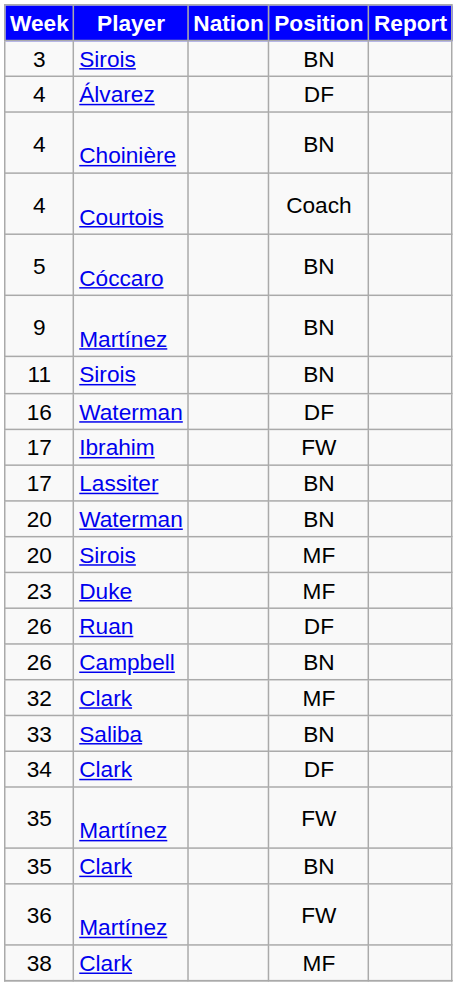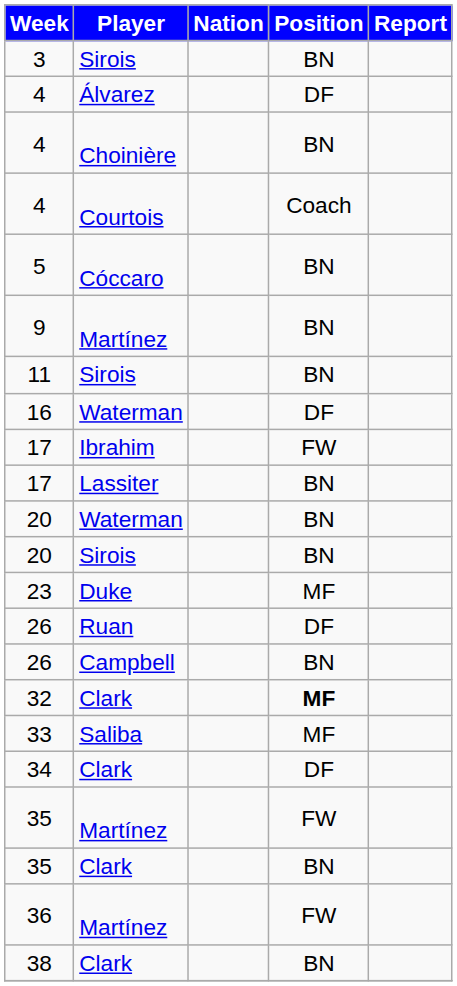(319, 554) MF -> (319, 554) BN
(319, 698) normal -> (319, 698) bold
(319, 734) BN -> (319, 734) MF
(319, 964) MF -> (319, 964) BN
